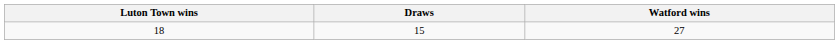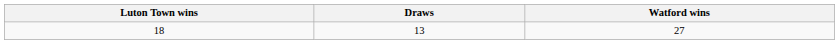(419, 30) 15 -> (419, 30) 13
